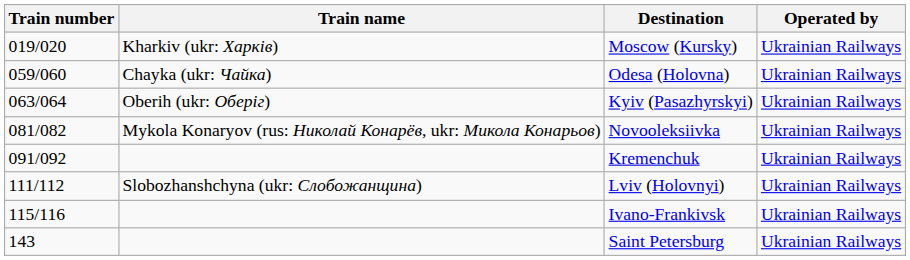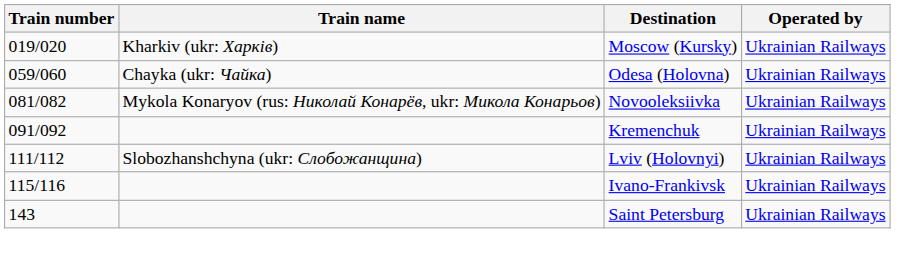- row: (681, 102)
